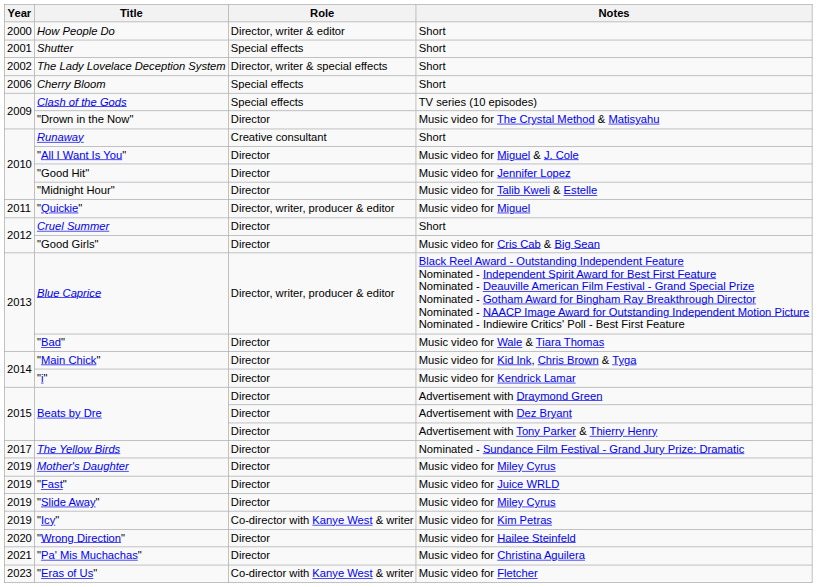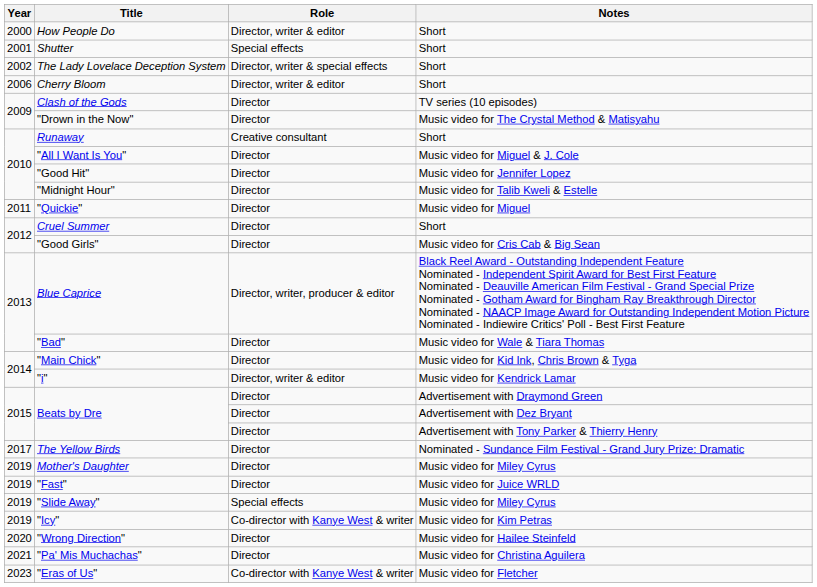(267, 84) Special effects -> (288, 84) Director, writer & editor
(267, 102) Special effects -> (250, 102) Director
(313, 208) Director, writer, producer & editor -> (250, 208) Director
(250, 378) Director -> (288, 378) Director, writer & editor
(250, 502) Director -> (267, 502) Special effects
